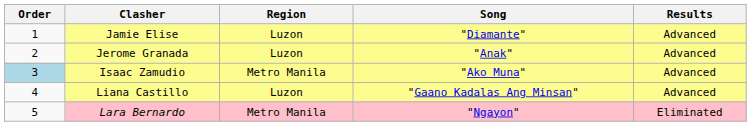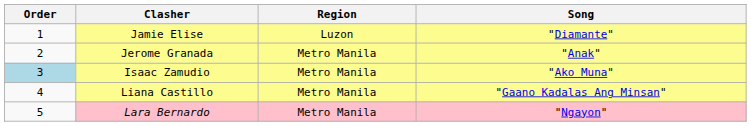- column: (690, 14)
(286, 53) Luzon -> (337, 53) Metro Manila
(286, 92) Luzon -> (337, 92) Metro Manila
